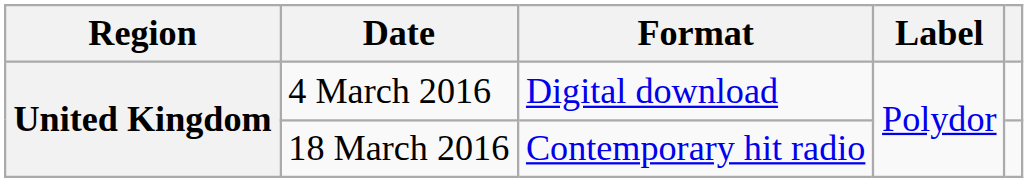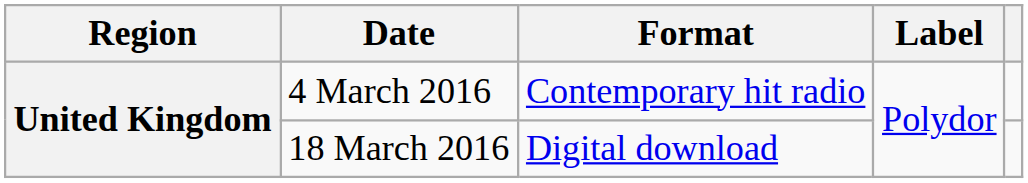(652, 90) Digital download -> (696, 90) Contemporary hit radio
(696, 147) Contemporary hit radio -> (652, 147) Digital download
